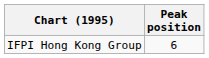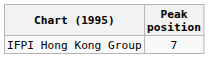(174, 45) 6 -> (174, 45) 7
